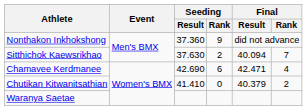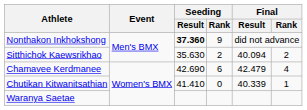(191, 40) normal -> (191, 40) bold
(191, 55) 37.630 -> (191, 55) 35.630
(286, 55) 7 -> (286, 55) 2
(252, 69) 42.471 -> (252, 69) 42.479
(252, 84) 40.379 -> (252, 84) 40.339
(286, 84) 2 -> (286, 84) 1
